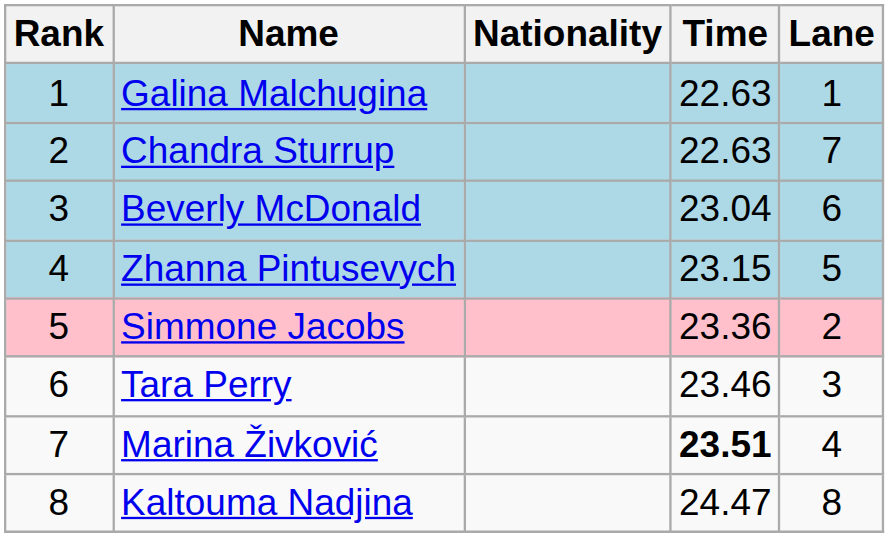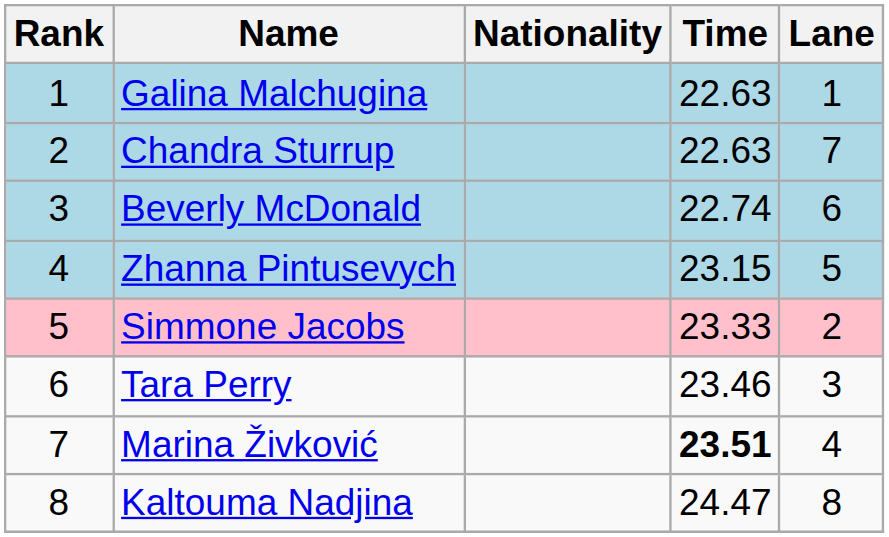(725, 209) 23.04 -> (725, 209) 22.74
(725, 326) 23.36 -> (725, 326) 23.33
